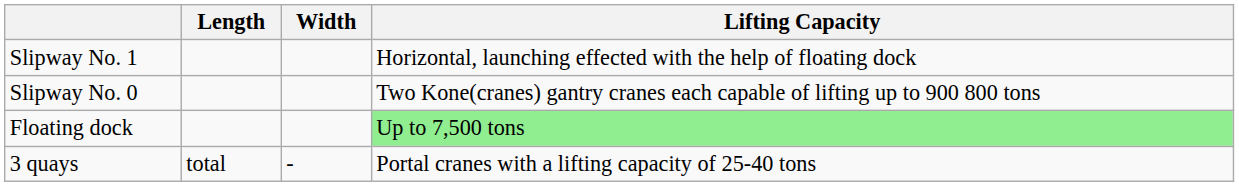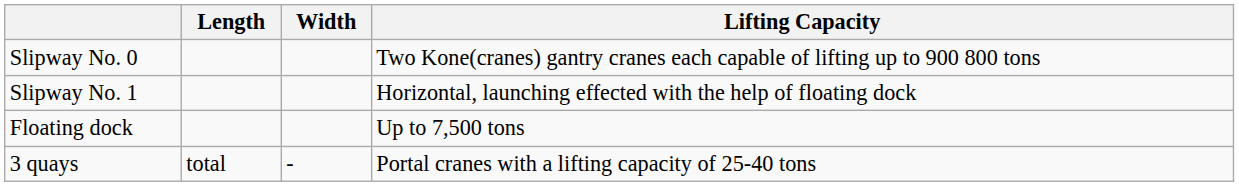rows swapped: (74, 92) <-> (74, 57)
(450, 127) lightgreen background -> (450, 127) no background
